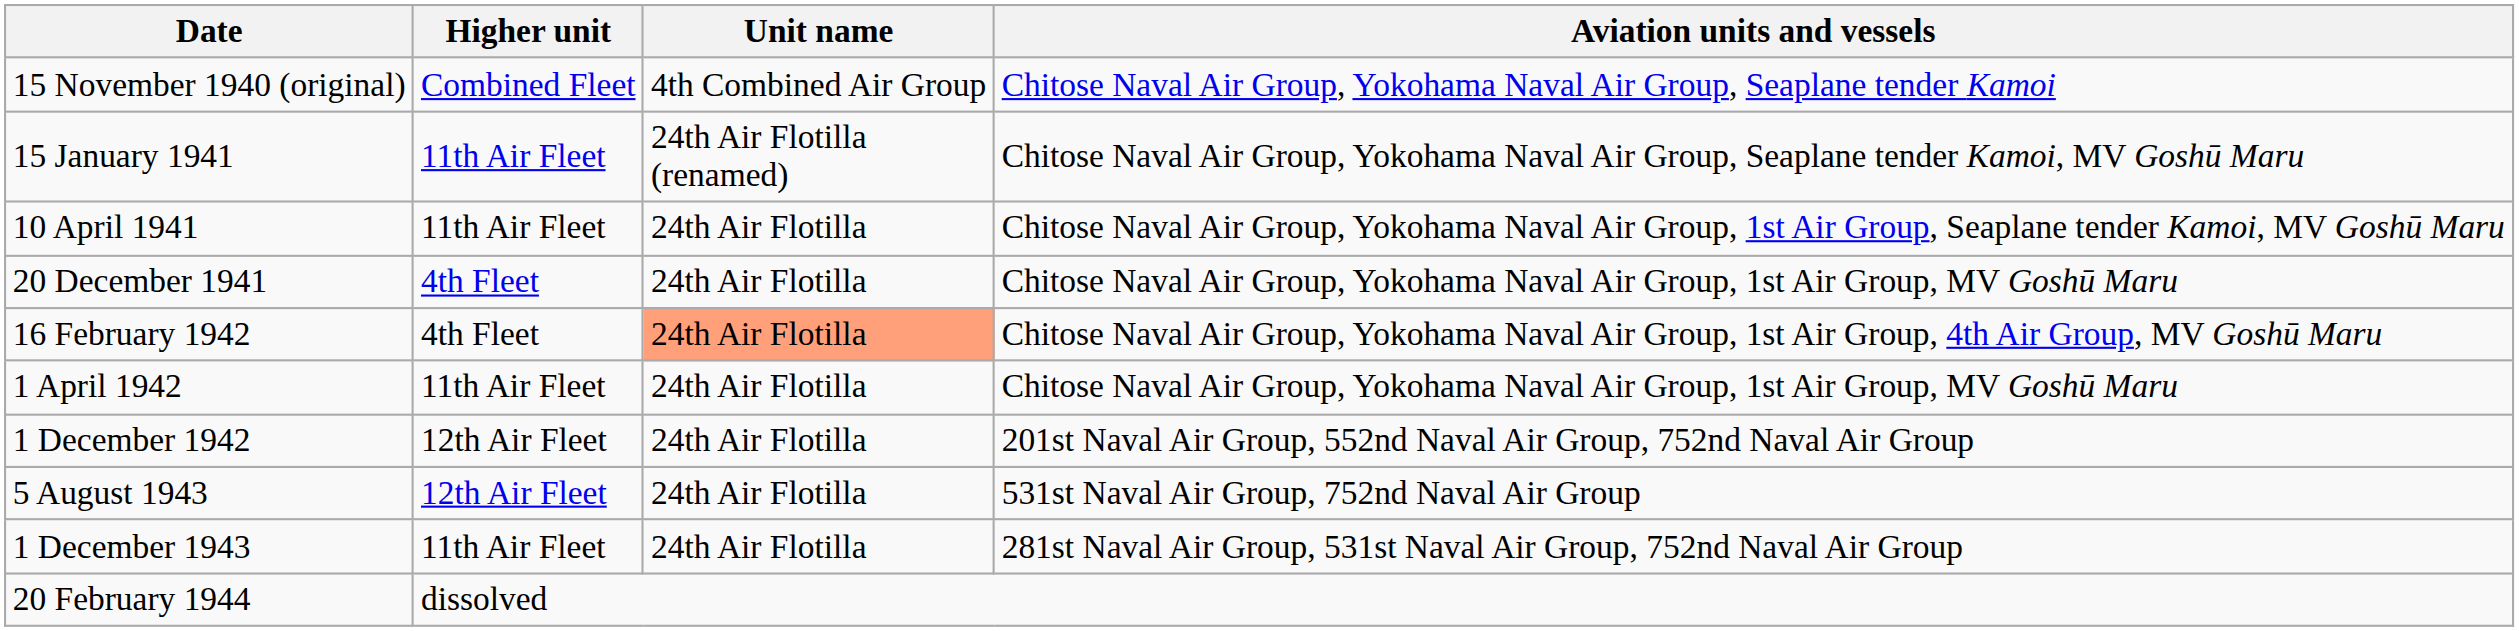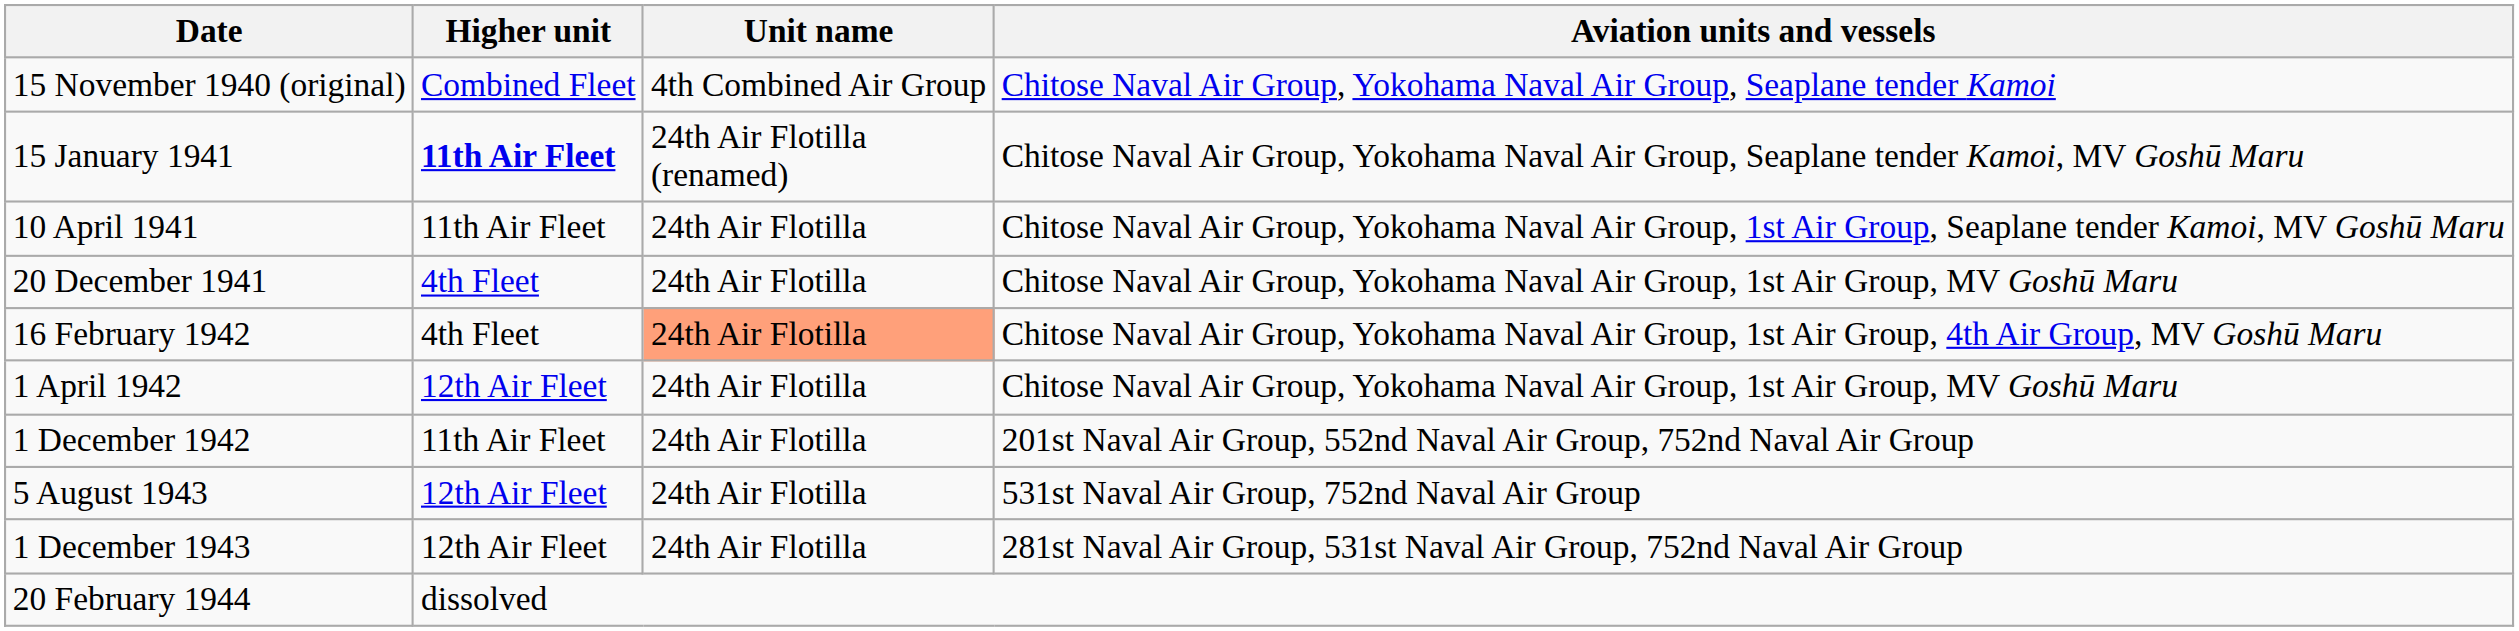(513, 155) normal -> (518, 155) bold
(513, 386) 11th Air Fleet -> (514, 386) 12th Air Fleet
(514, 439) 12th Air Fleet -> (513, 439) 11th Air Fleet
(513, 545) 11th Air Fleet -> (514, 545) 12th Air Fleet
